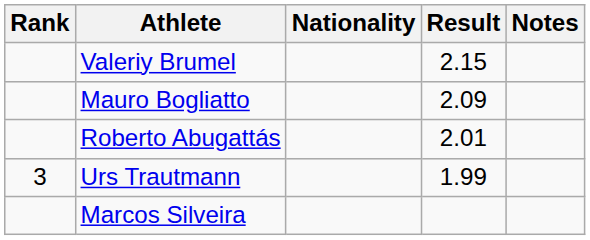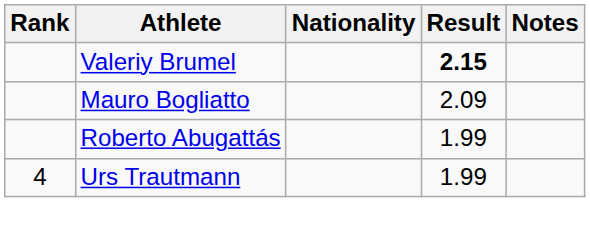(463, 61) normal -> (463, 61) bold
(463, 138) 2.01 -> (463, 138) 1.99
(40, 176) 3 -> (40, 176) 4
- row: (163, 215)
